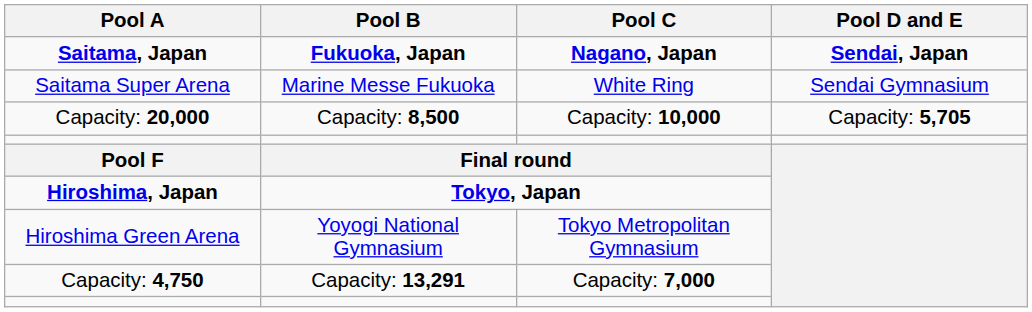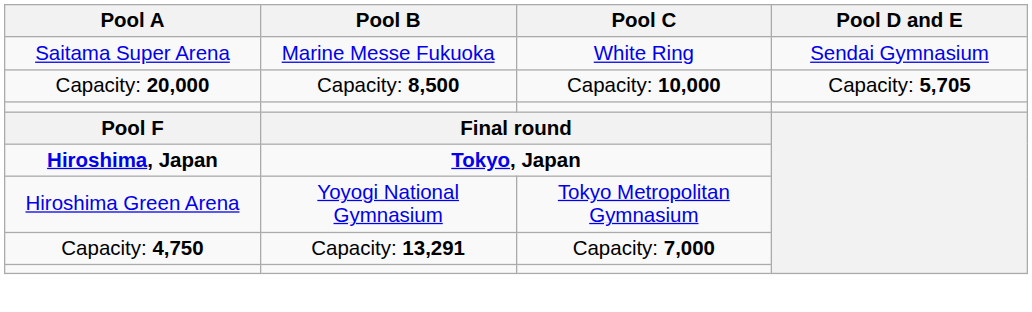- row: (132, 53)
